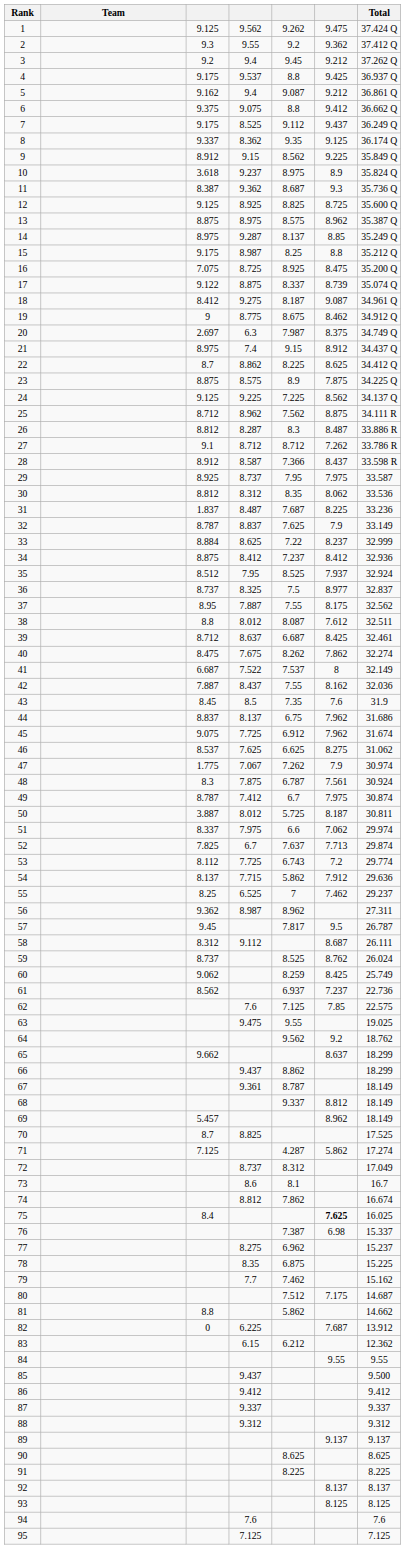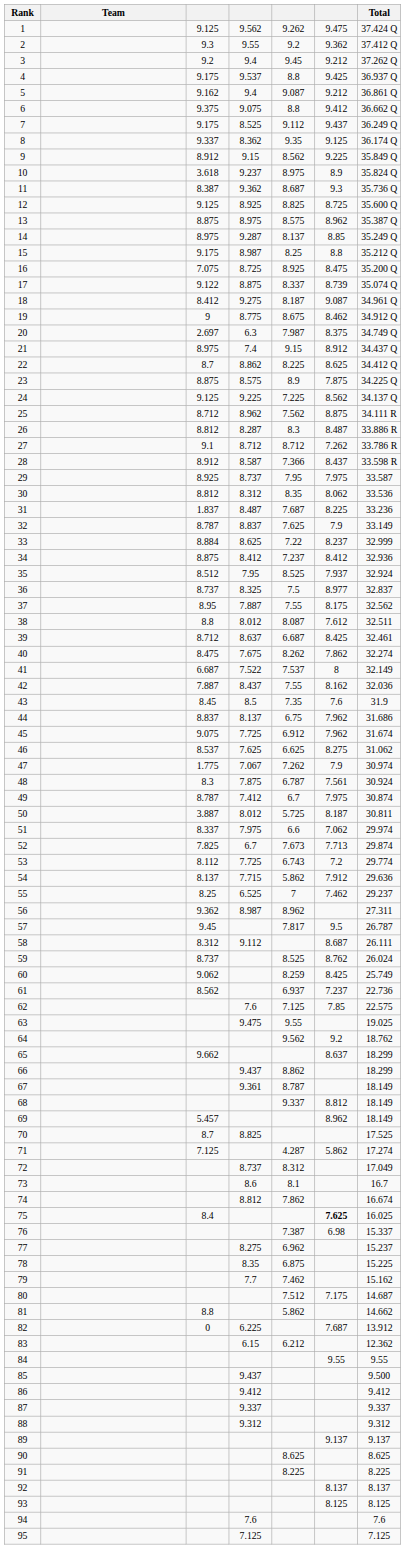(293, 846) 7.637 -> (293, 846) 7.673
